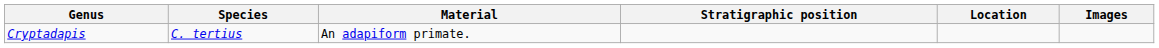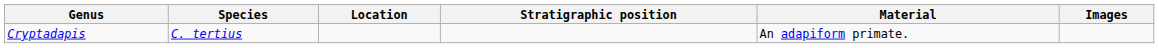columns swapped: (998, 14) <-> (469, 14)
